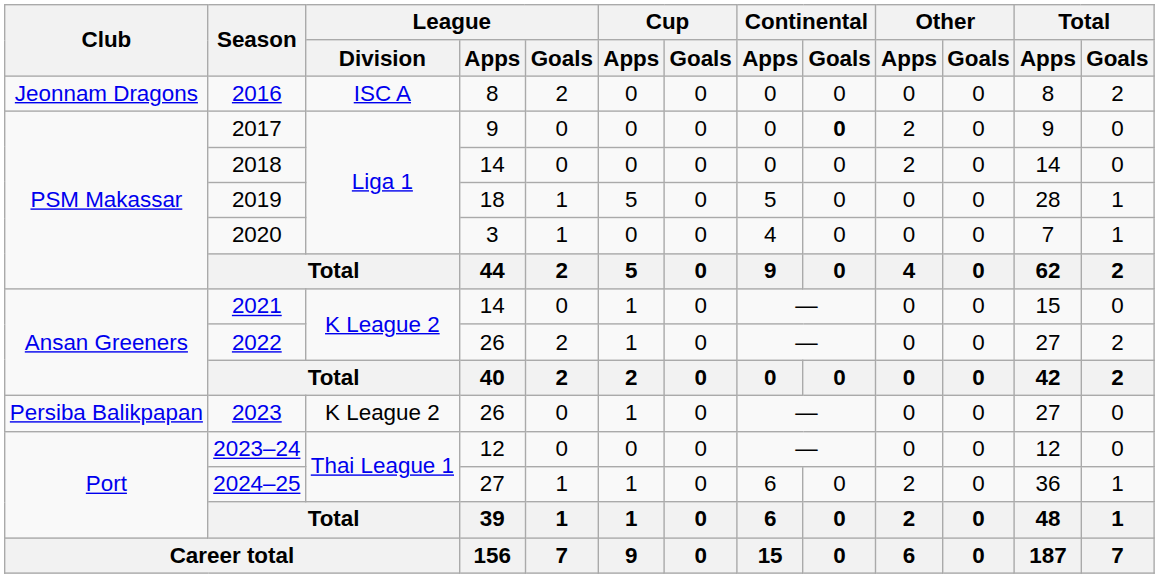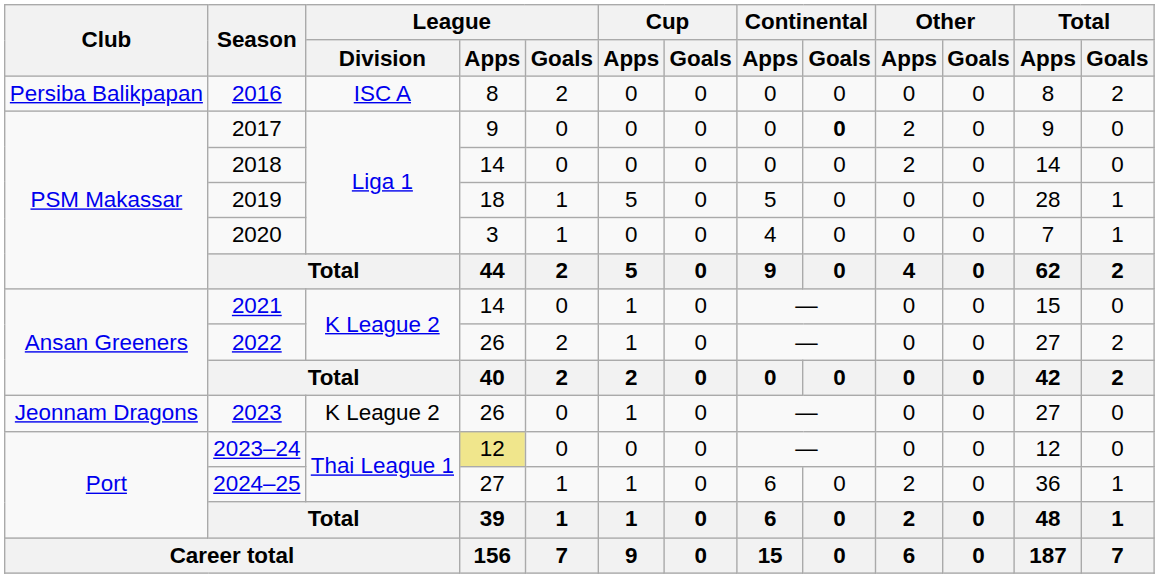(106, 93) Jeonnam Dragons -> (106, 93) Persiba Balikpapan
(106, 413) Persiba Balikpapan -> (106, 413) Jeonnam Dragons
(492, 448) no background -> (492, 448) khaki background
